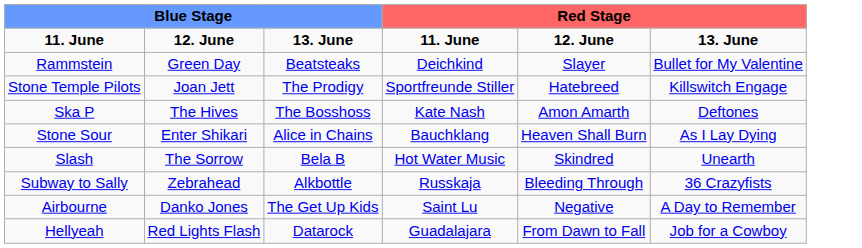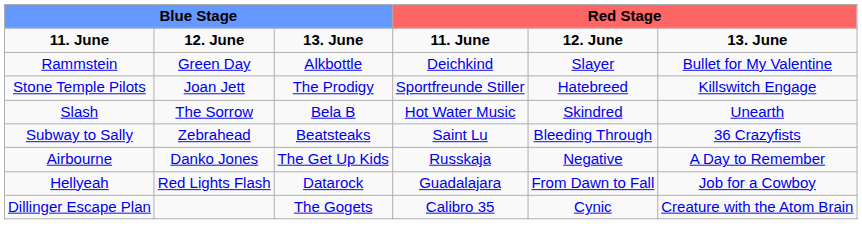(323, 64) Beatsteaks -> (333, 64) Alkbottle
- row: (74, 111)
- row: (74, 135)
(323, 183) Alkbottle -> (333, 135) Beatsteaks
(450, 183) Russkaja -> (460, 135) Saint Lu
(450, 207) Saint Lu -> (460, 159) Russkaja
+ row: (79, 207)
